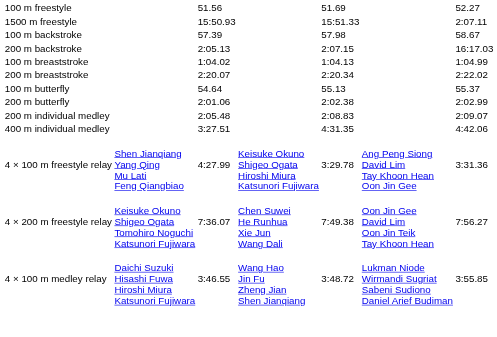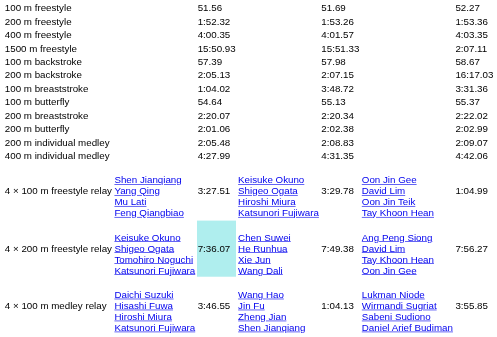+ row: (38, 21)
+ row: (38, 35)
(338, 62) 1:04.13 -> (338, 89) 3:48.72
(472, 62) 1:04.99 -> (472, 89) 3:31.36
rows swapped: (47, 75) <-> (37, 89)
(214, 129) 3:27.51 -> (214, 156) 4:27.99
(214, 164) 4:27.99 -> (214, 191) 3:27.51
(398, 170) Ang Peng Siong David Lim Tay Khoon Hean Oon Jin Gee -> (398, 197) Oon Jin Gee David Lim Oon Jin Teik Tay Khoon Hean
(472, 164) 3:31.36 -> (472, 191) 1:04.99
(214, 222) no background -> (214, 248) paleturquoise background
(398, 227) Oon Jin Gee David Lim Oon Jin Teik Tay Khoon Hean -> (398, 254) Ang Peng Siong David Lim Tay Khoon Hean Oon Jin Gee
(338, 279) 3:48.72 -> (338, 306) 1:04.13
